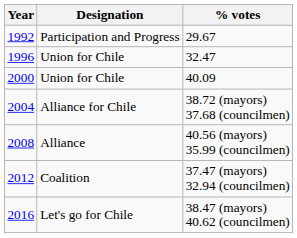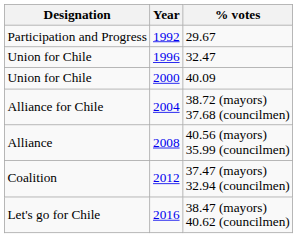columns swapped: (21, 15) <-> (110, 15)
